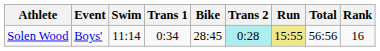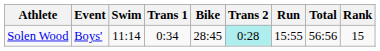(289, 35) khaki background -> (289, 35) no background
(358, 35) 16 -> (358, 35) 15
